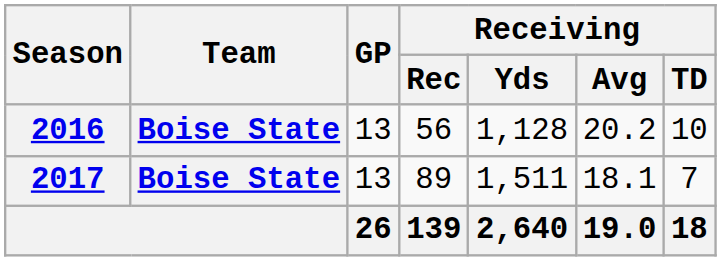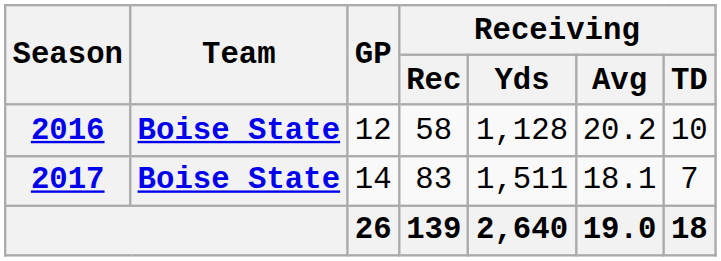(373, 130) 13 -> (373, 130) 12
(434, 130) 56 -> (434, 130) 58
(373, 180) 13 -> (373, 180) 14
(434, 180) 89 -> (434, 180) 83
